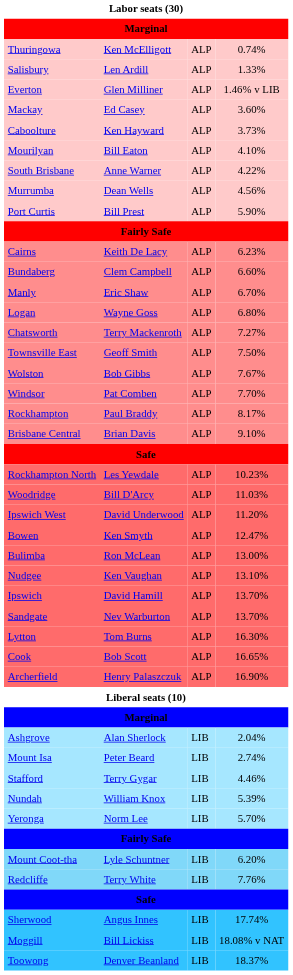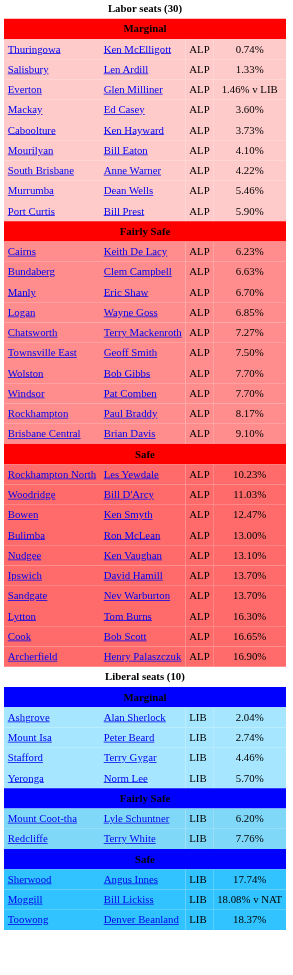(252, 190) 4.56% -> (250, 190) 5.46%
(252, 271) 6.60% -> (250, 271) 6.63%
(252, 312) 6.80% -> (250, 312) 6.85%
(252, 373) 7.67% -> (250, 373) 7.70%
- row: (37, 514)
- row: (25, 798)
